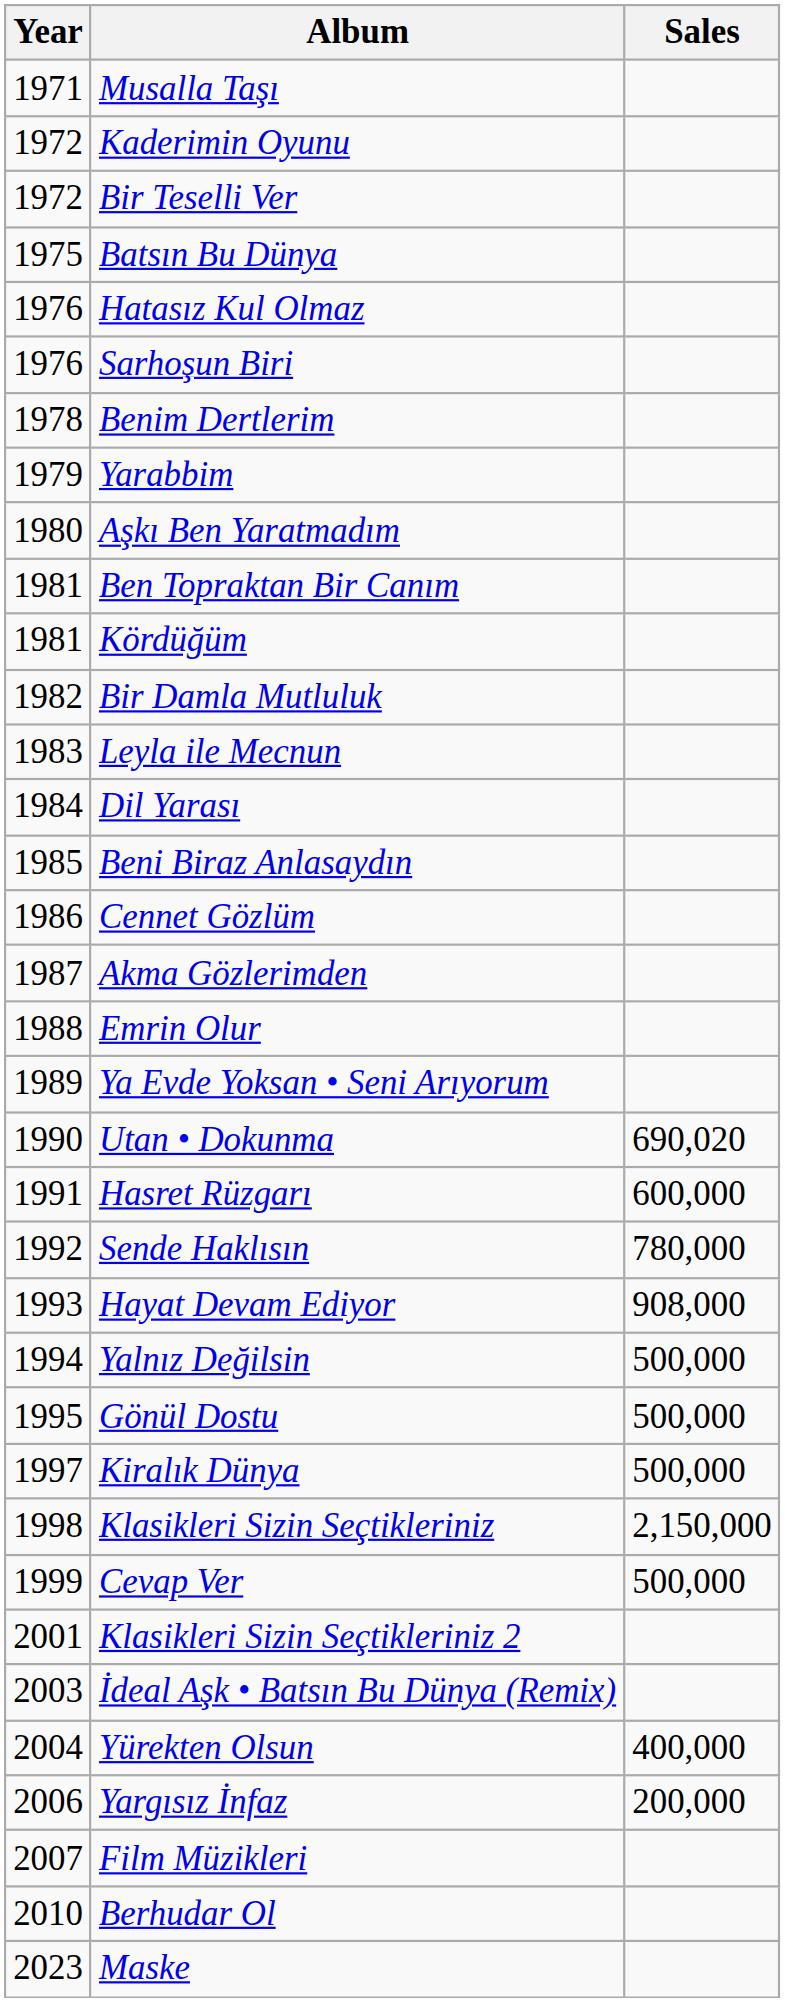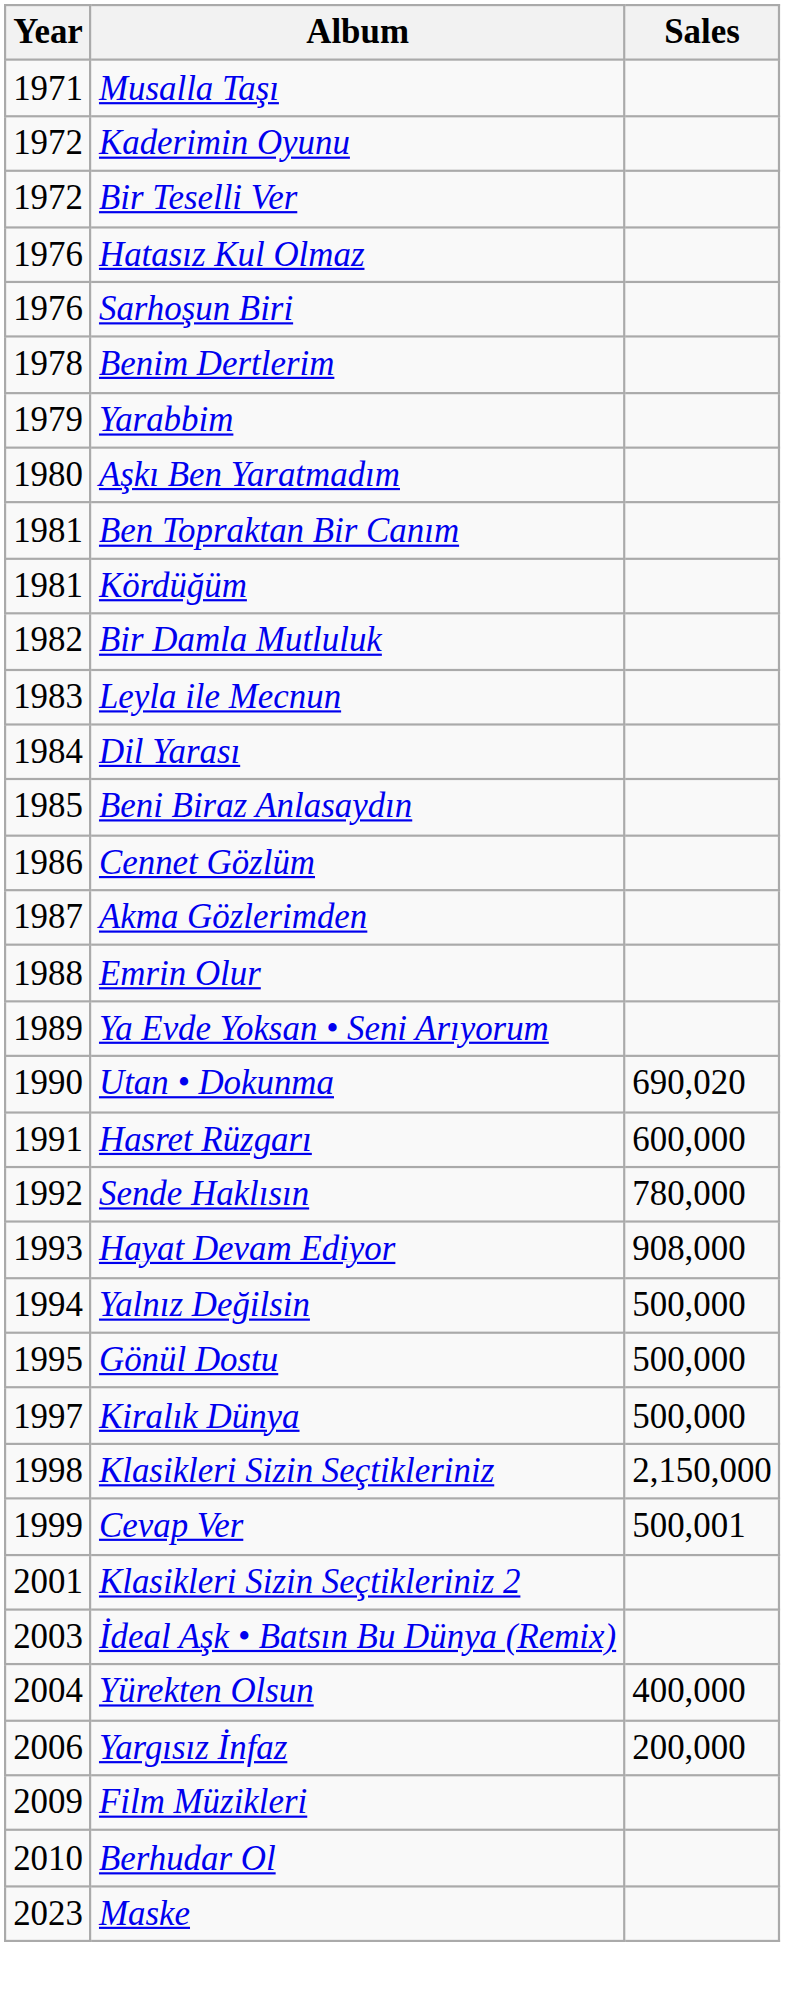- row: (218, 253)
(689, 1581) 500,000 -> (689, 1525) 500,001
(48, 1857) 2007 -> (48, 1802) 2009
